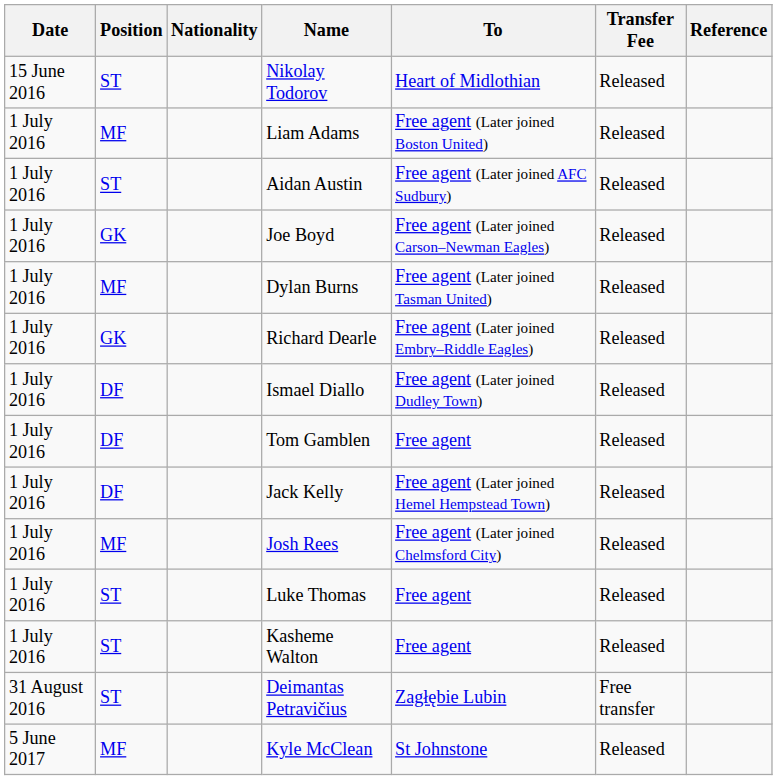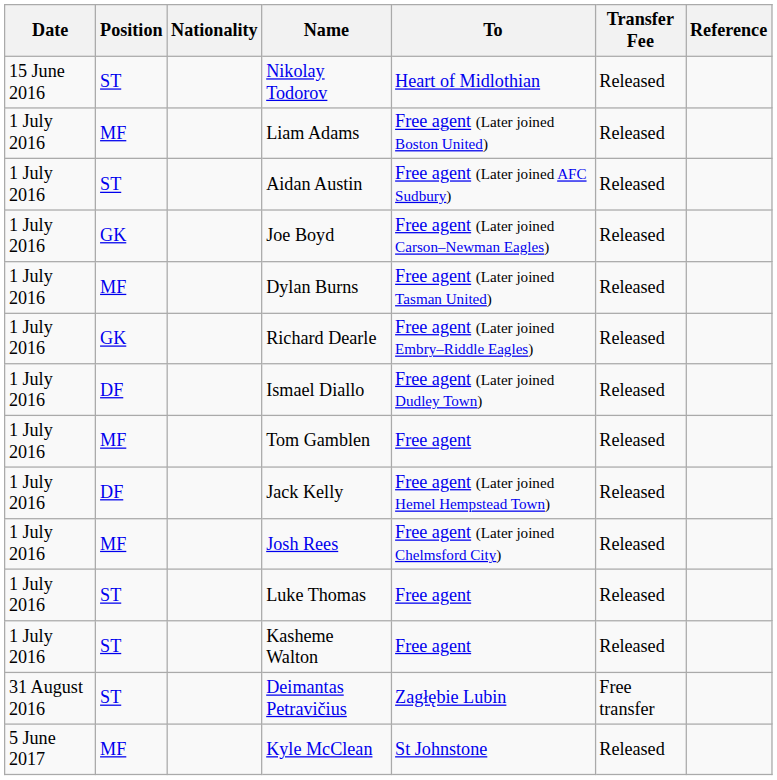(112, 441) DF -> (113, 441) MF
